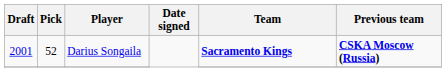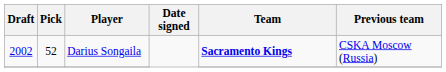(21, 51) 2001 -> (21, 51) 2002
(376, 51) bold -> (375, 51) normal
